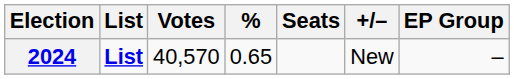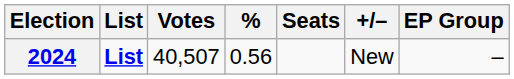(186, 56) 40,570 -> (186, 56) 40,507
(251, 56) 0.65 -> (251, 56) 0.56
